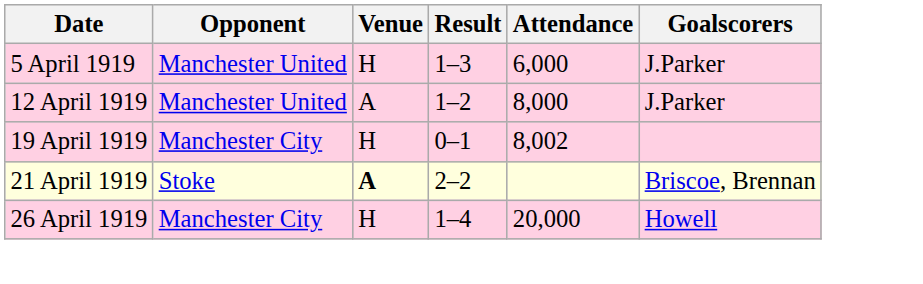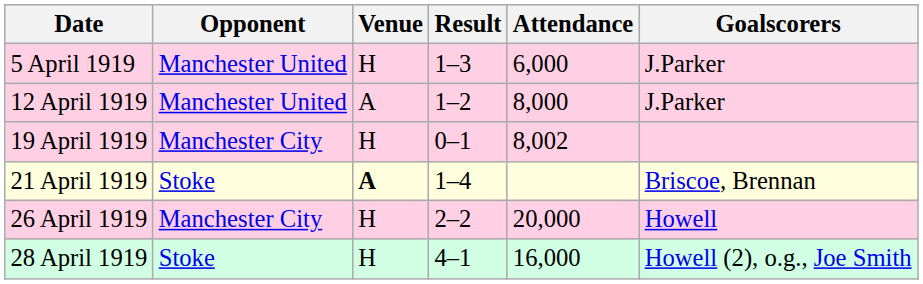(453, 180) 2–2 -> (453, 180) 1–4
(453, 219) 1–4 -> (453, 219) 2–2
+ row: (79, 258)
